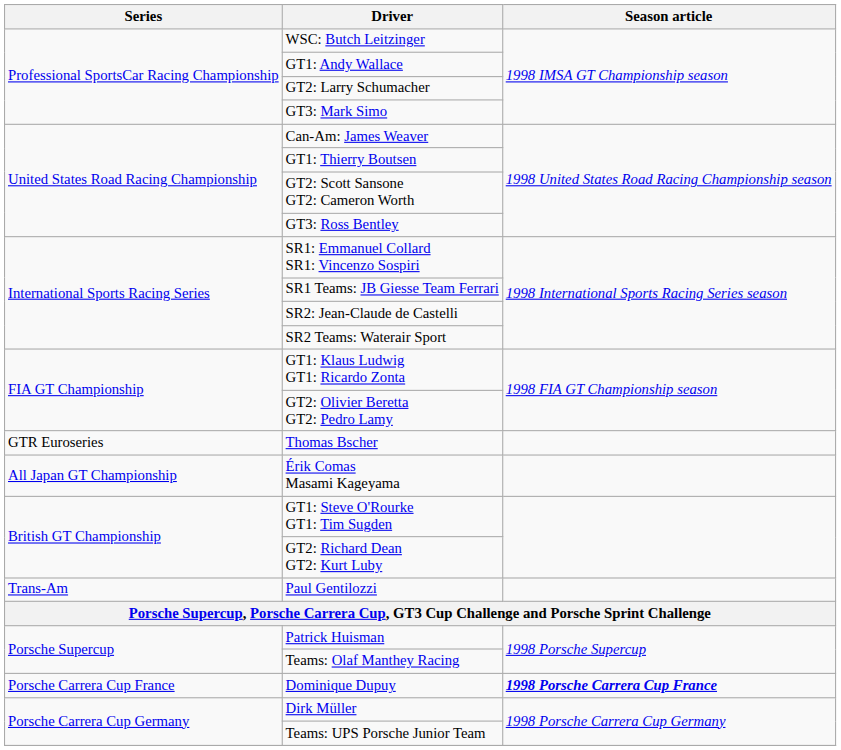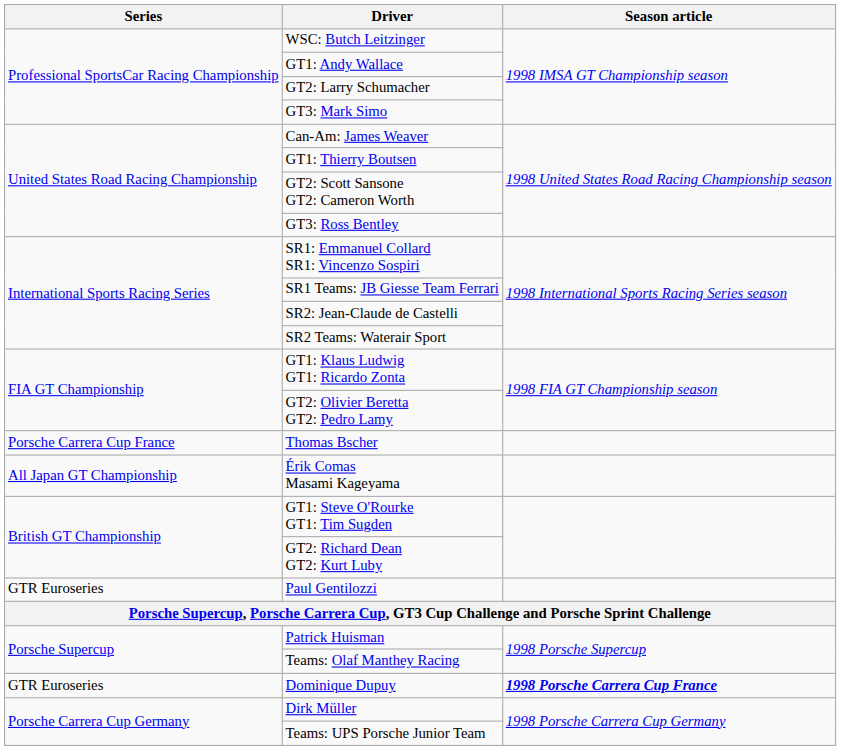(56, 442) GTR Euroseries -> (91, 442) Porsche Carrera Cup France
(38, 589) Trans-Am -> (56, 589) GTR Euroseries
(91, 685) Porsche Carrera Cup France -> (56, 685) GTR Euroseries
